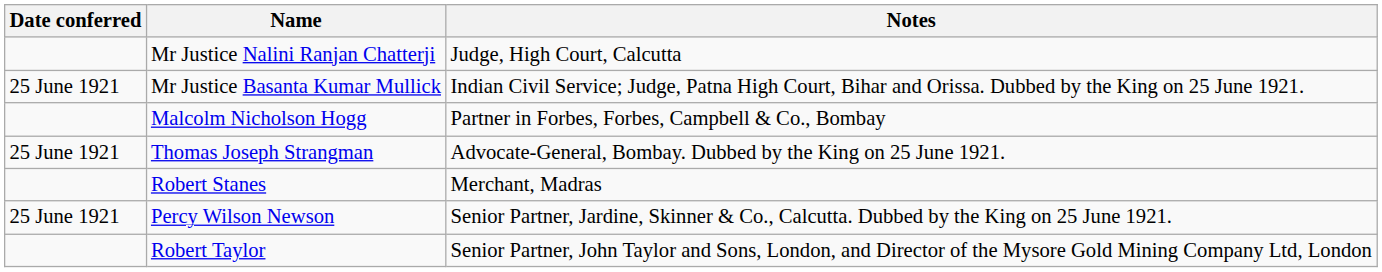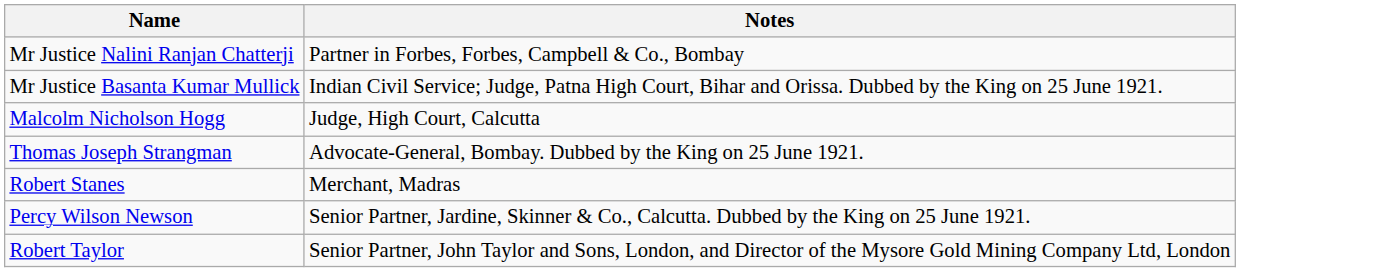- column: (75, 20)
(566, 53) Judge, High Court, Calcutta -> (527, 53) Partner in Forbes, Forbes, Campbell & Co., Bombay
(668, 119) Partner in Forbes, Forbes, Campbell & Co., Bombay -> (424, 119) Judge, High Court, Calcutta
